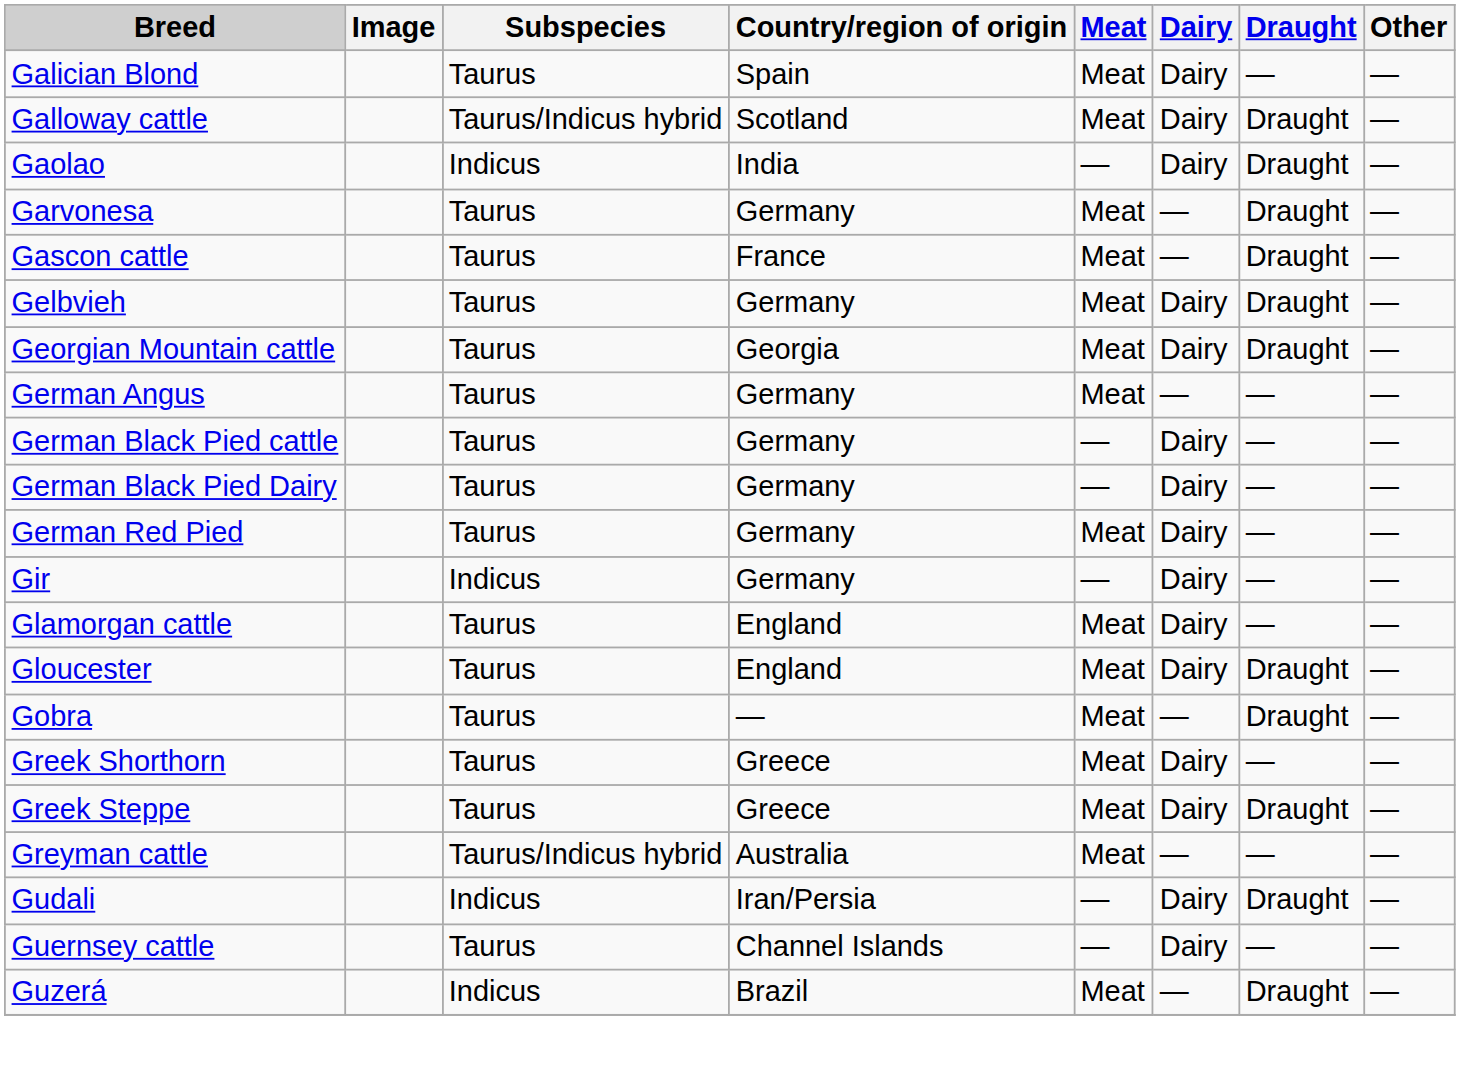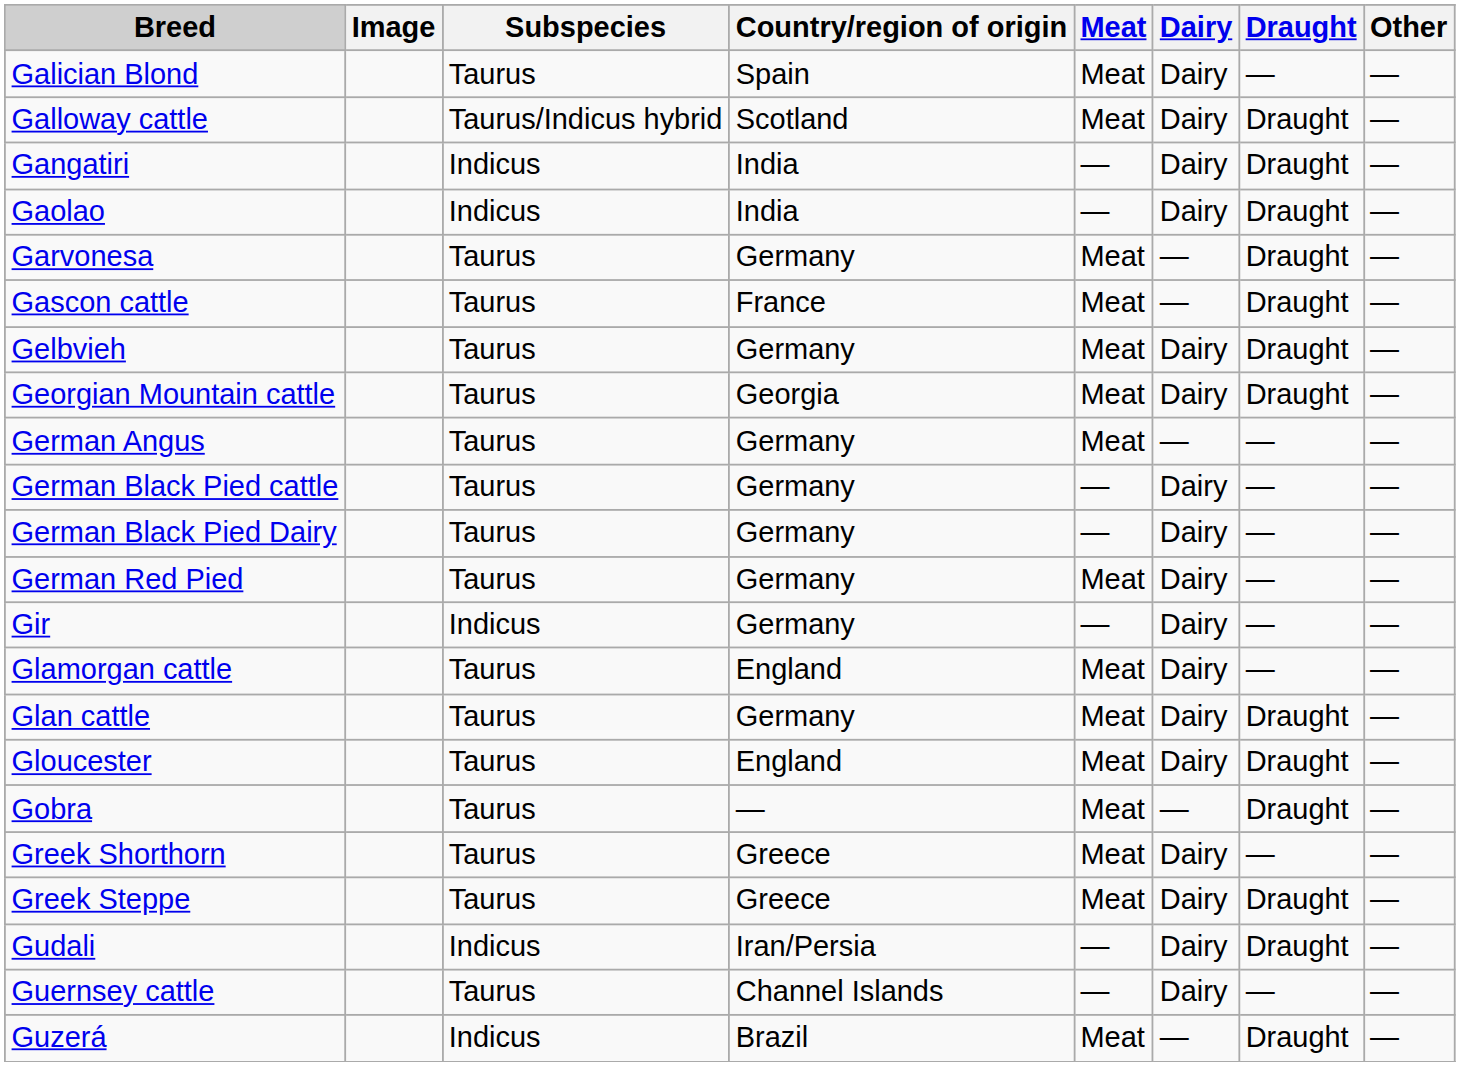+ row: (70, 165)
+ row: (81, 716)
- row: (110, 854)
